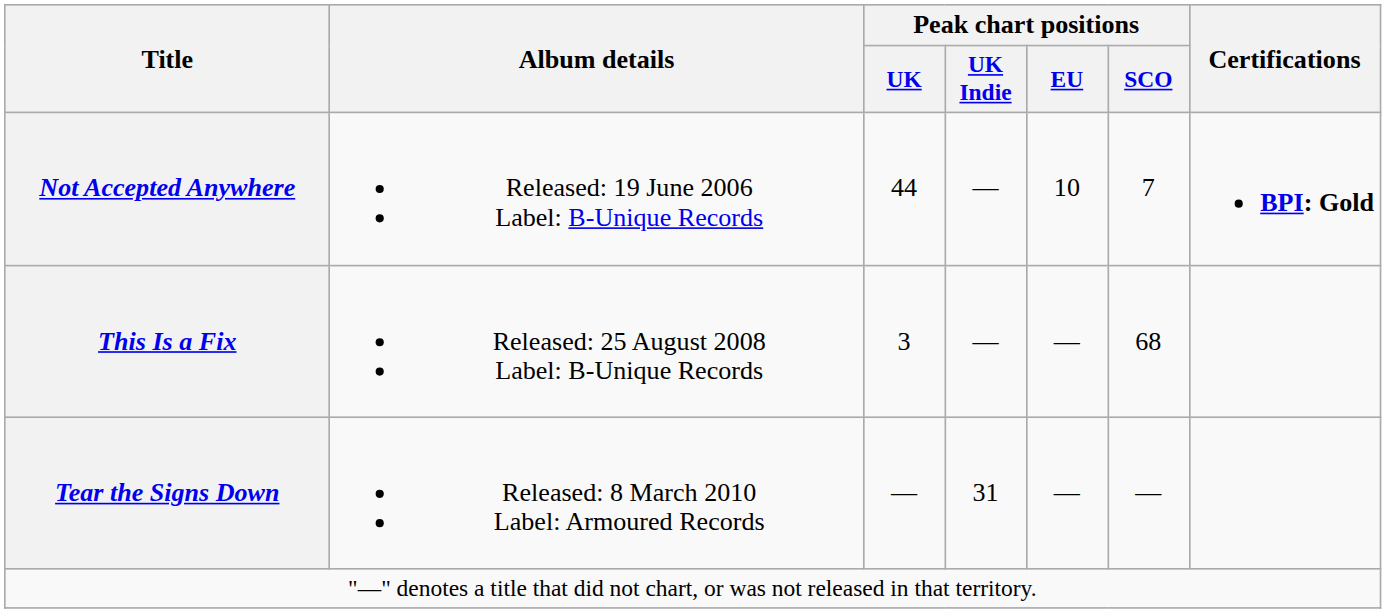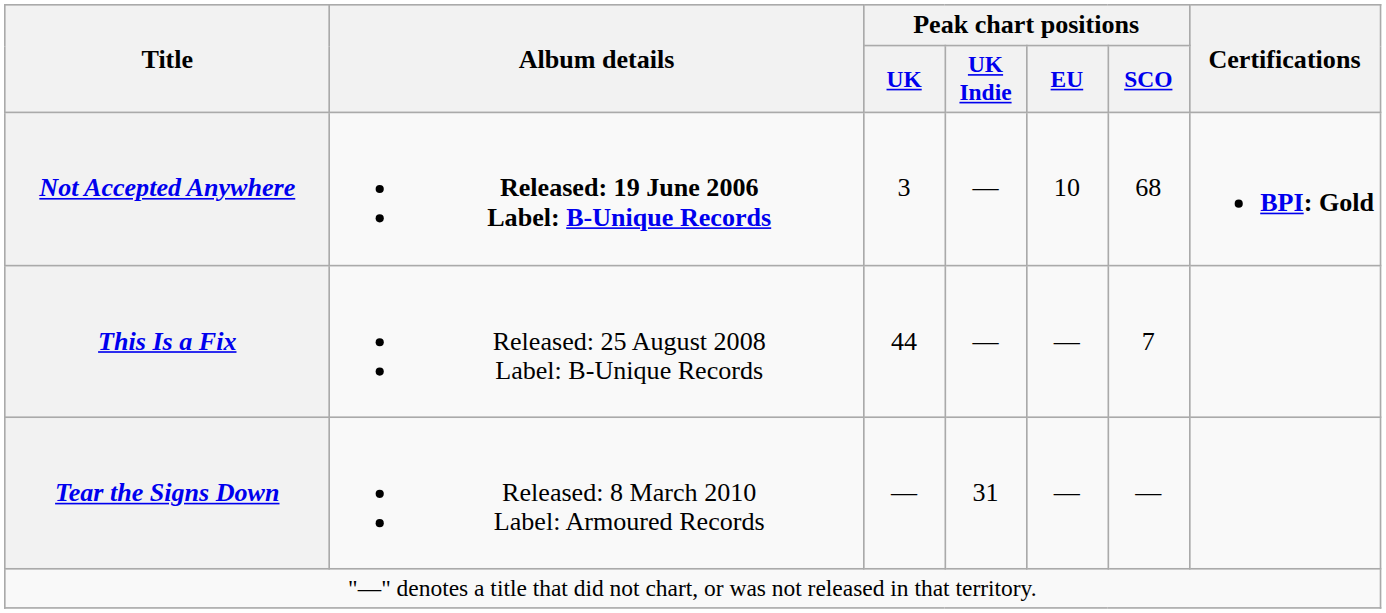(597, 203) normal -> (597, 203) bold
(904, 188) 44 -> (904, 188) 3
(1148, 188) 7 -> (1148, 188) 68
(904, 340) 3 -> (904, 340) 44
(1148, 340) 68 -> (1148, 340) 7
